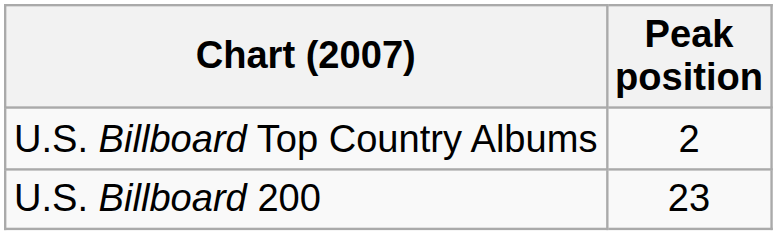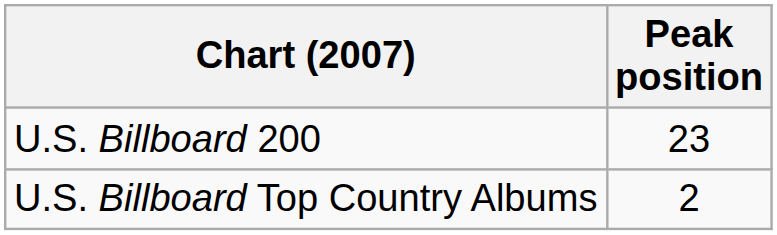rows swapped: (306, 137) <-> (167, 198)
